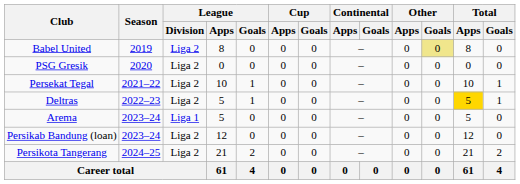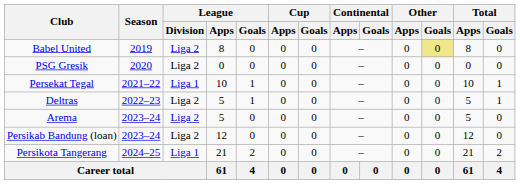(185, 83) Liga 2 -> (185, 83) Liga 1
(468, 100) gold background -> (468, 100) no background
(185, 118) Liga 1 -> (185, 118) Liga 2
(185, 153) Liga 2 -> (185, 153) Liga 1
